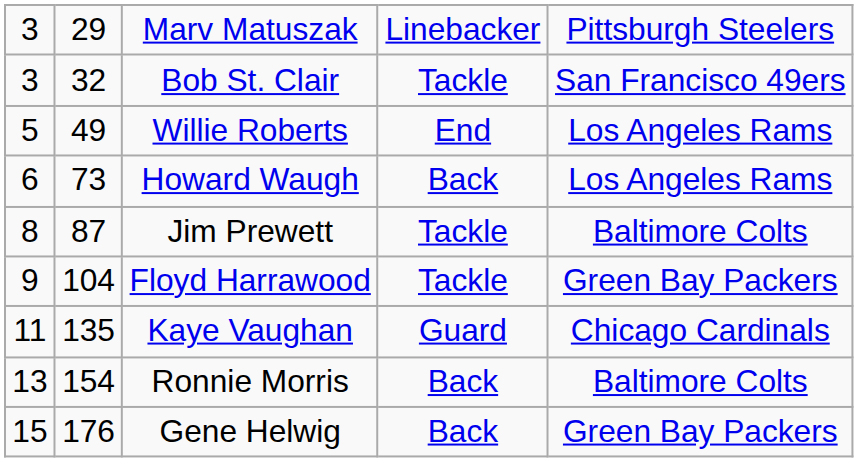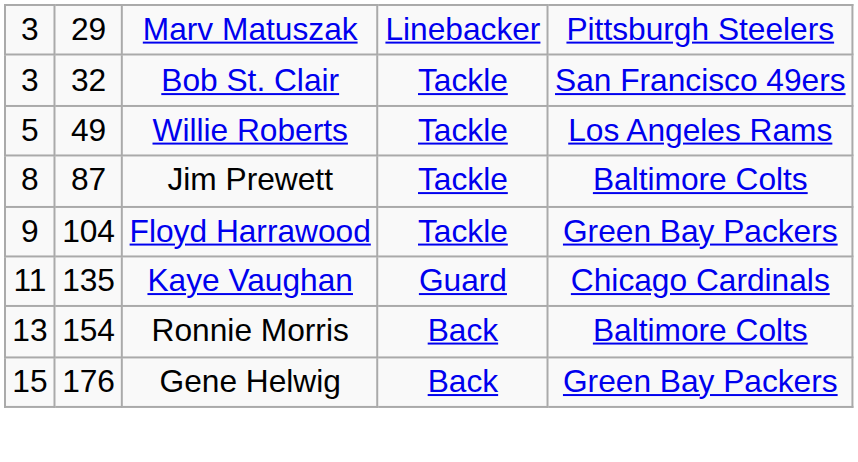(463, 130) End -> (463, 130) Tackle
- row: (250, 180)
